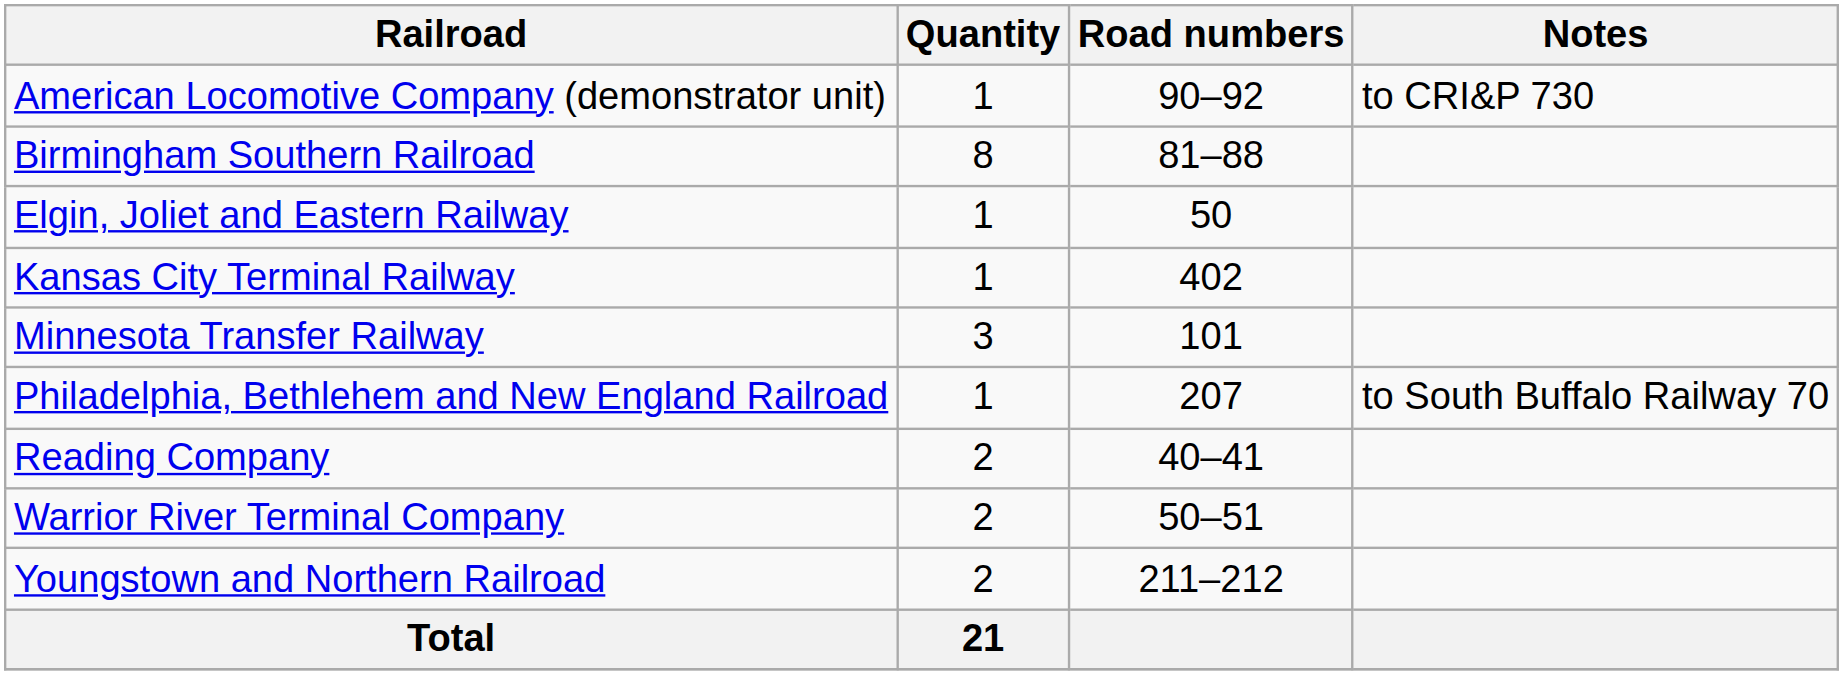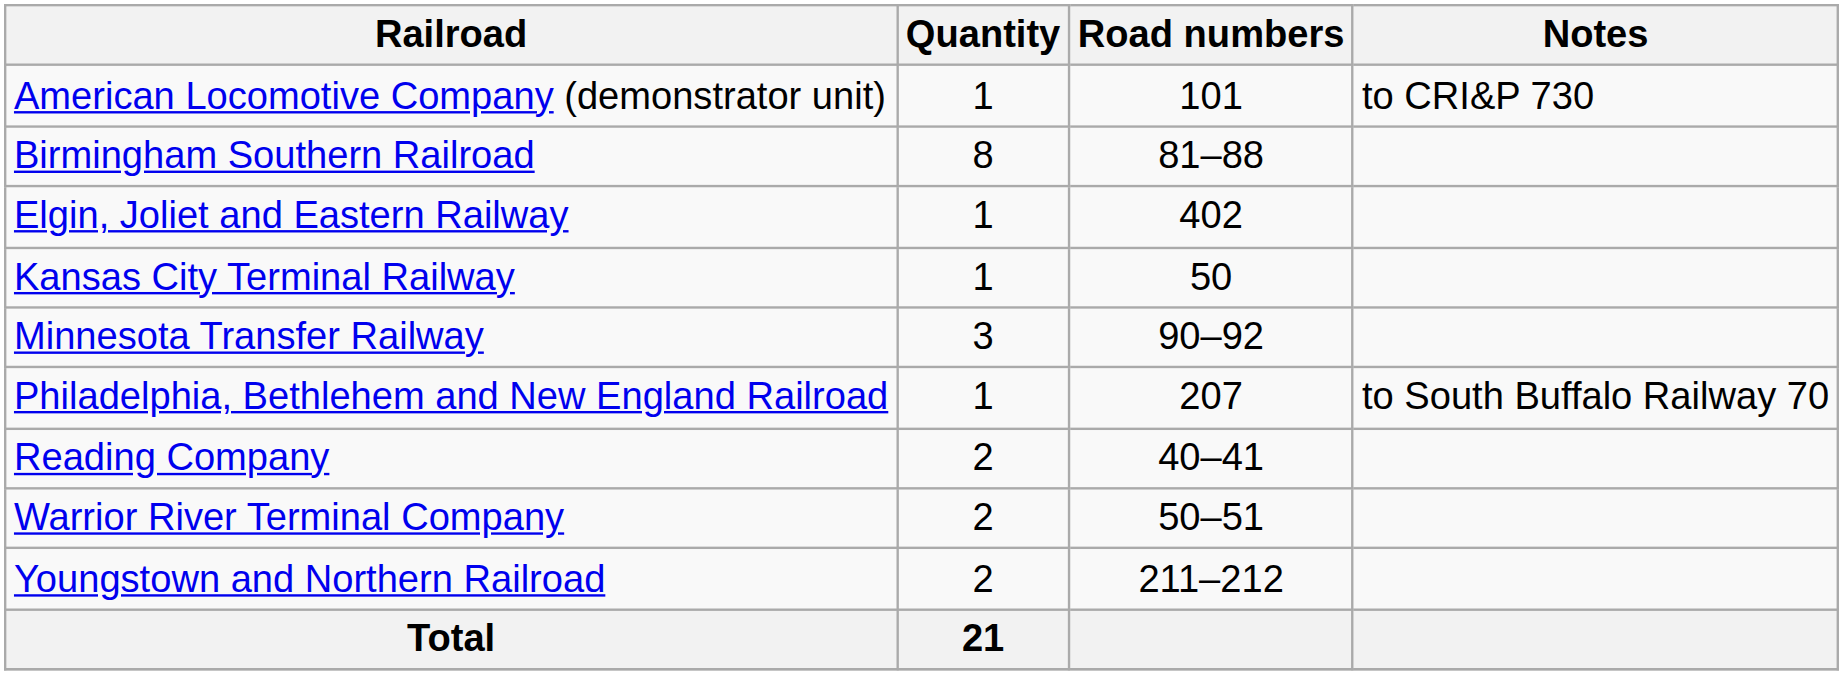(1211, 95) 90–92 -> (1211, 95) 101
(1211, 215) 50 -> (1211, 215) 402
(1211, 276) 402 -> (1211, 276) 50
(1211, 336) 101 -> (1211, 336) 90–92
